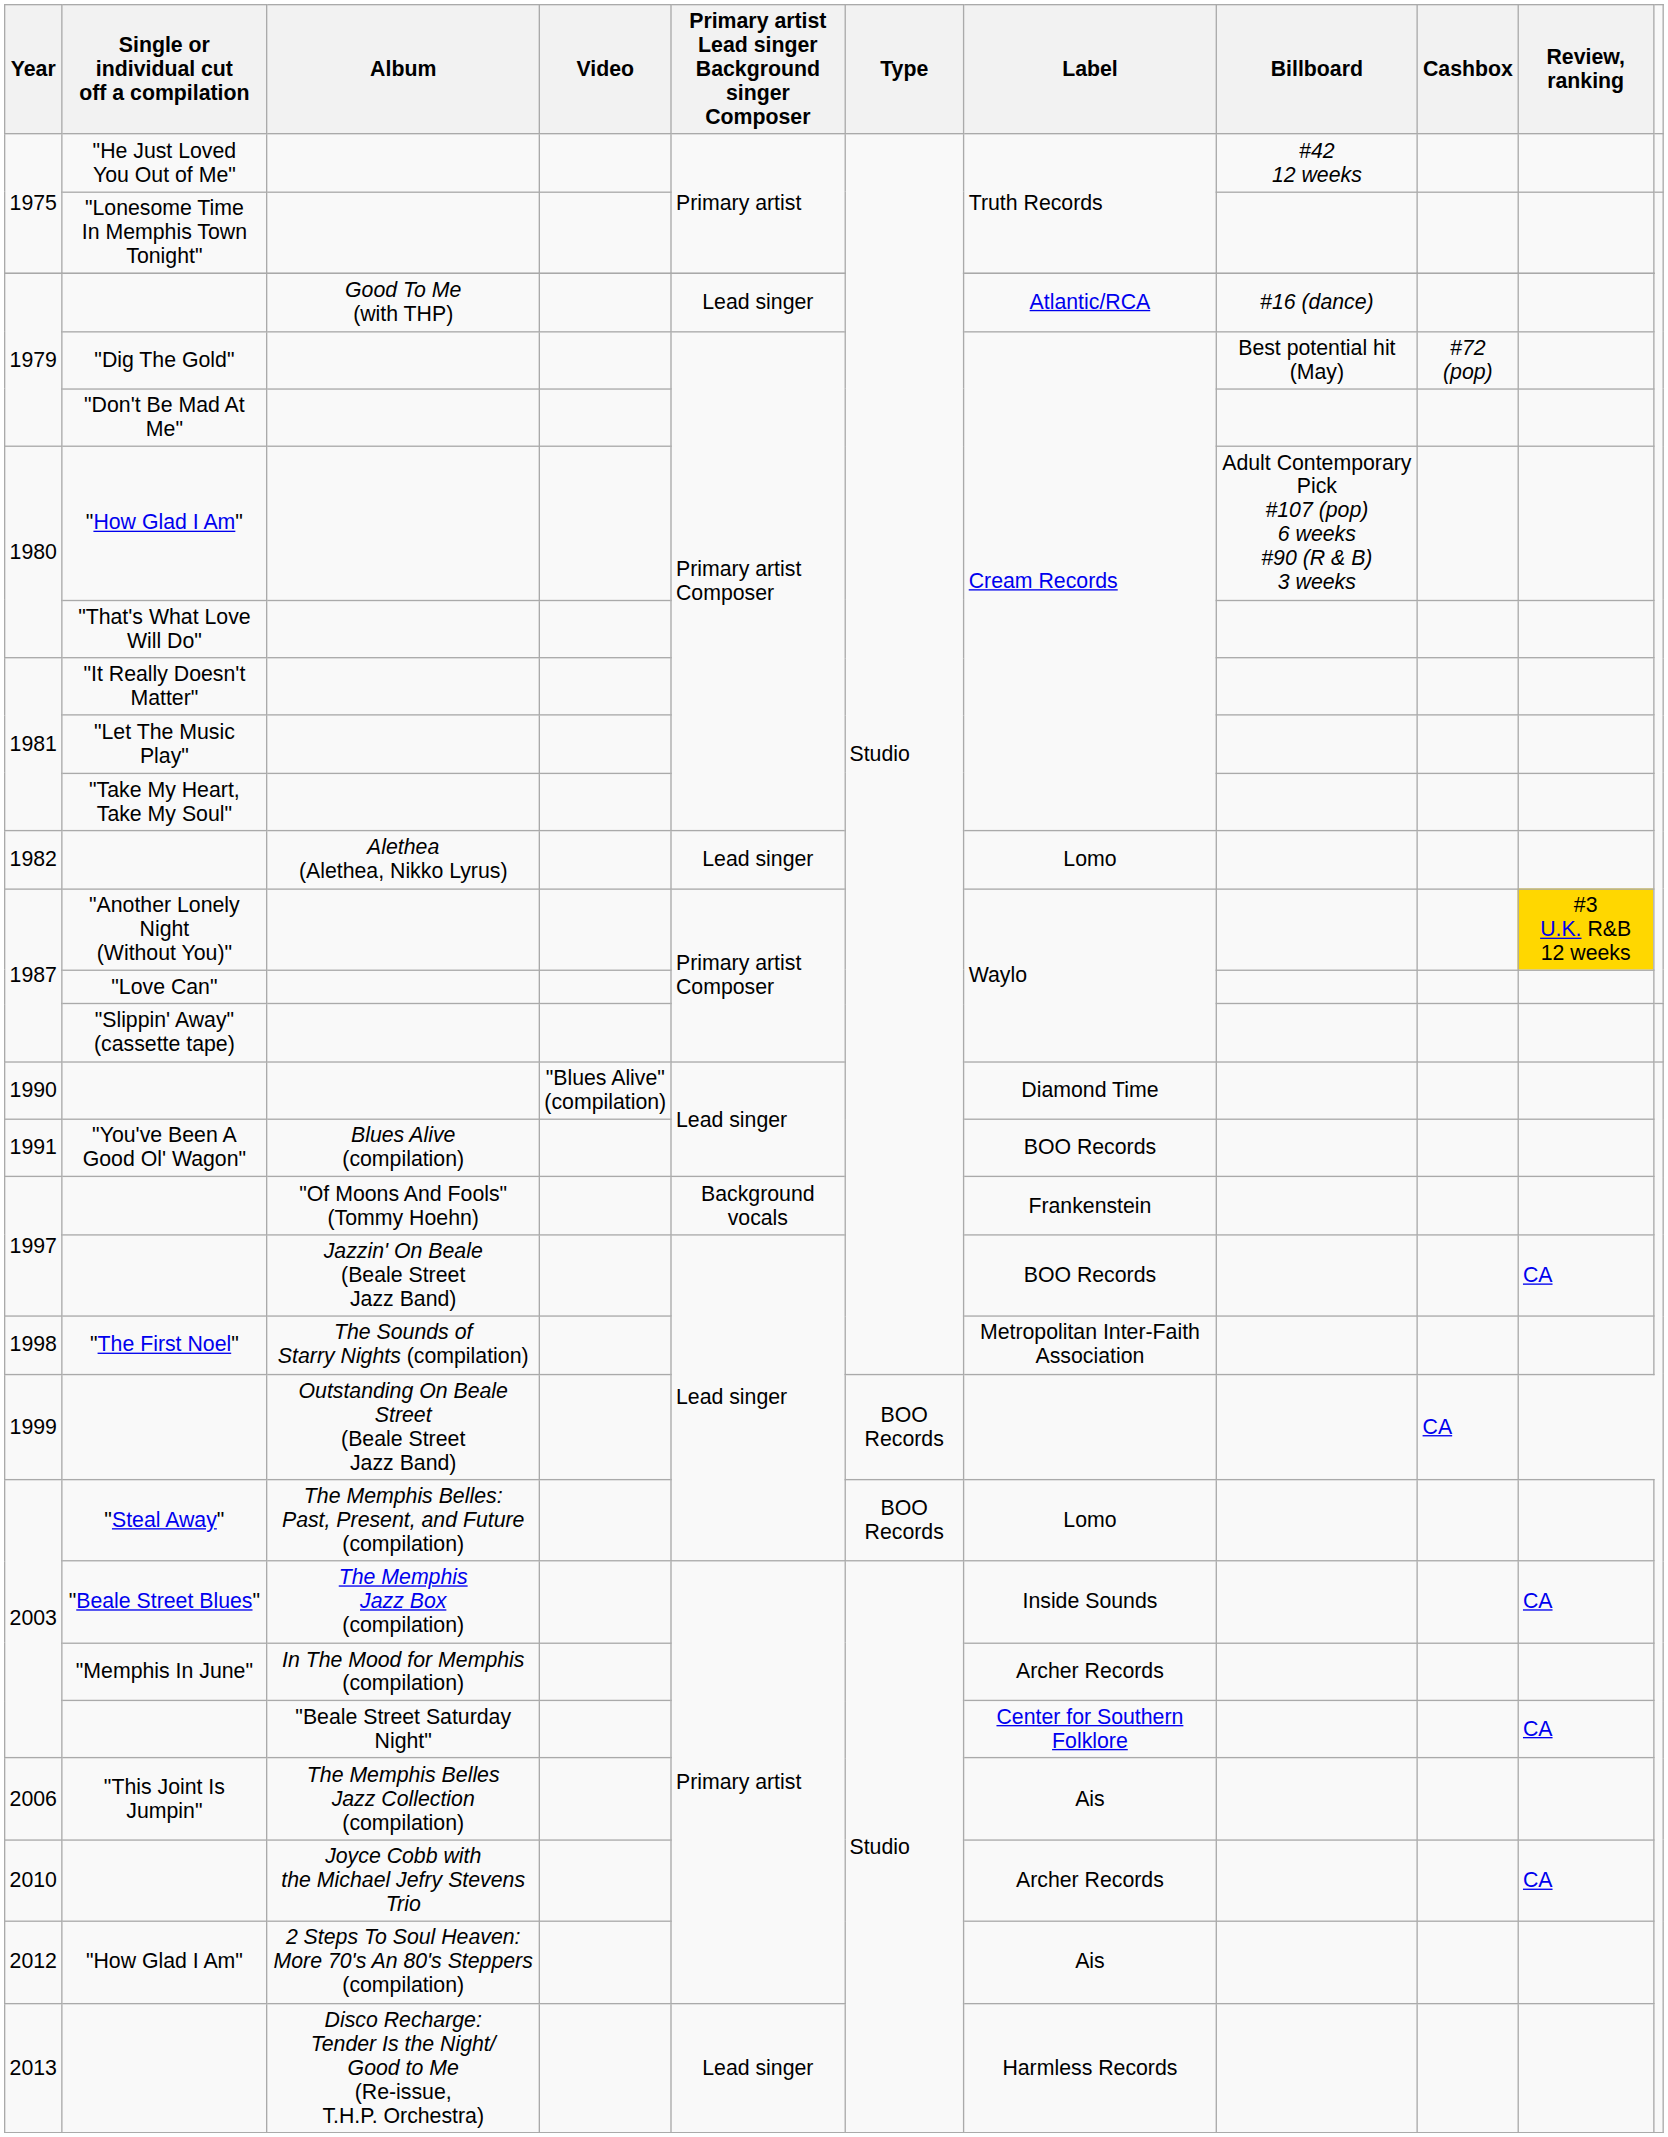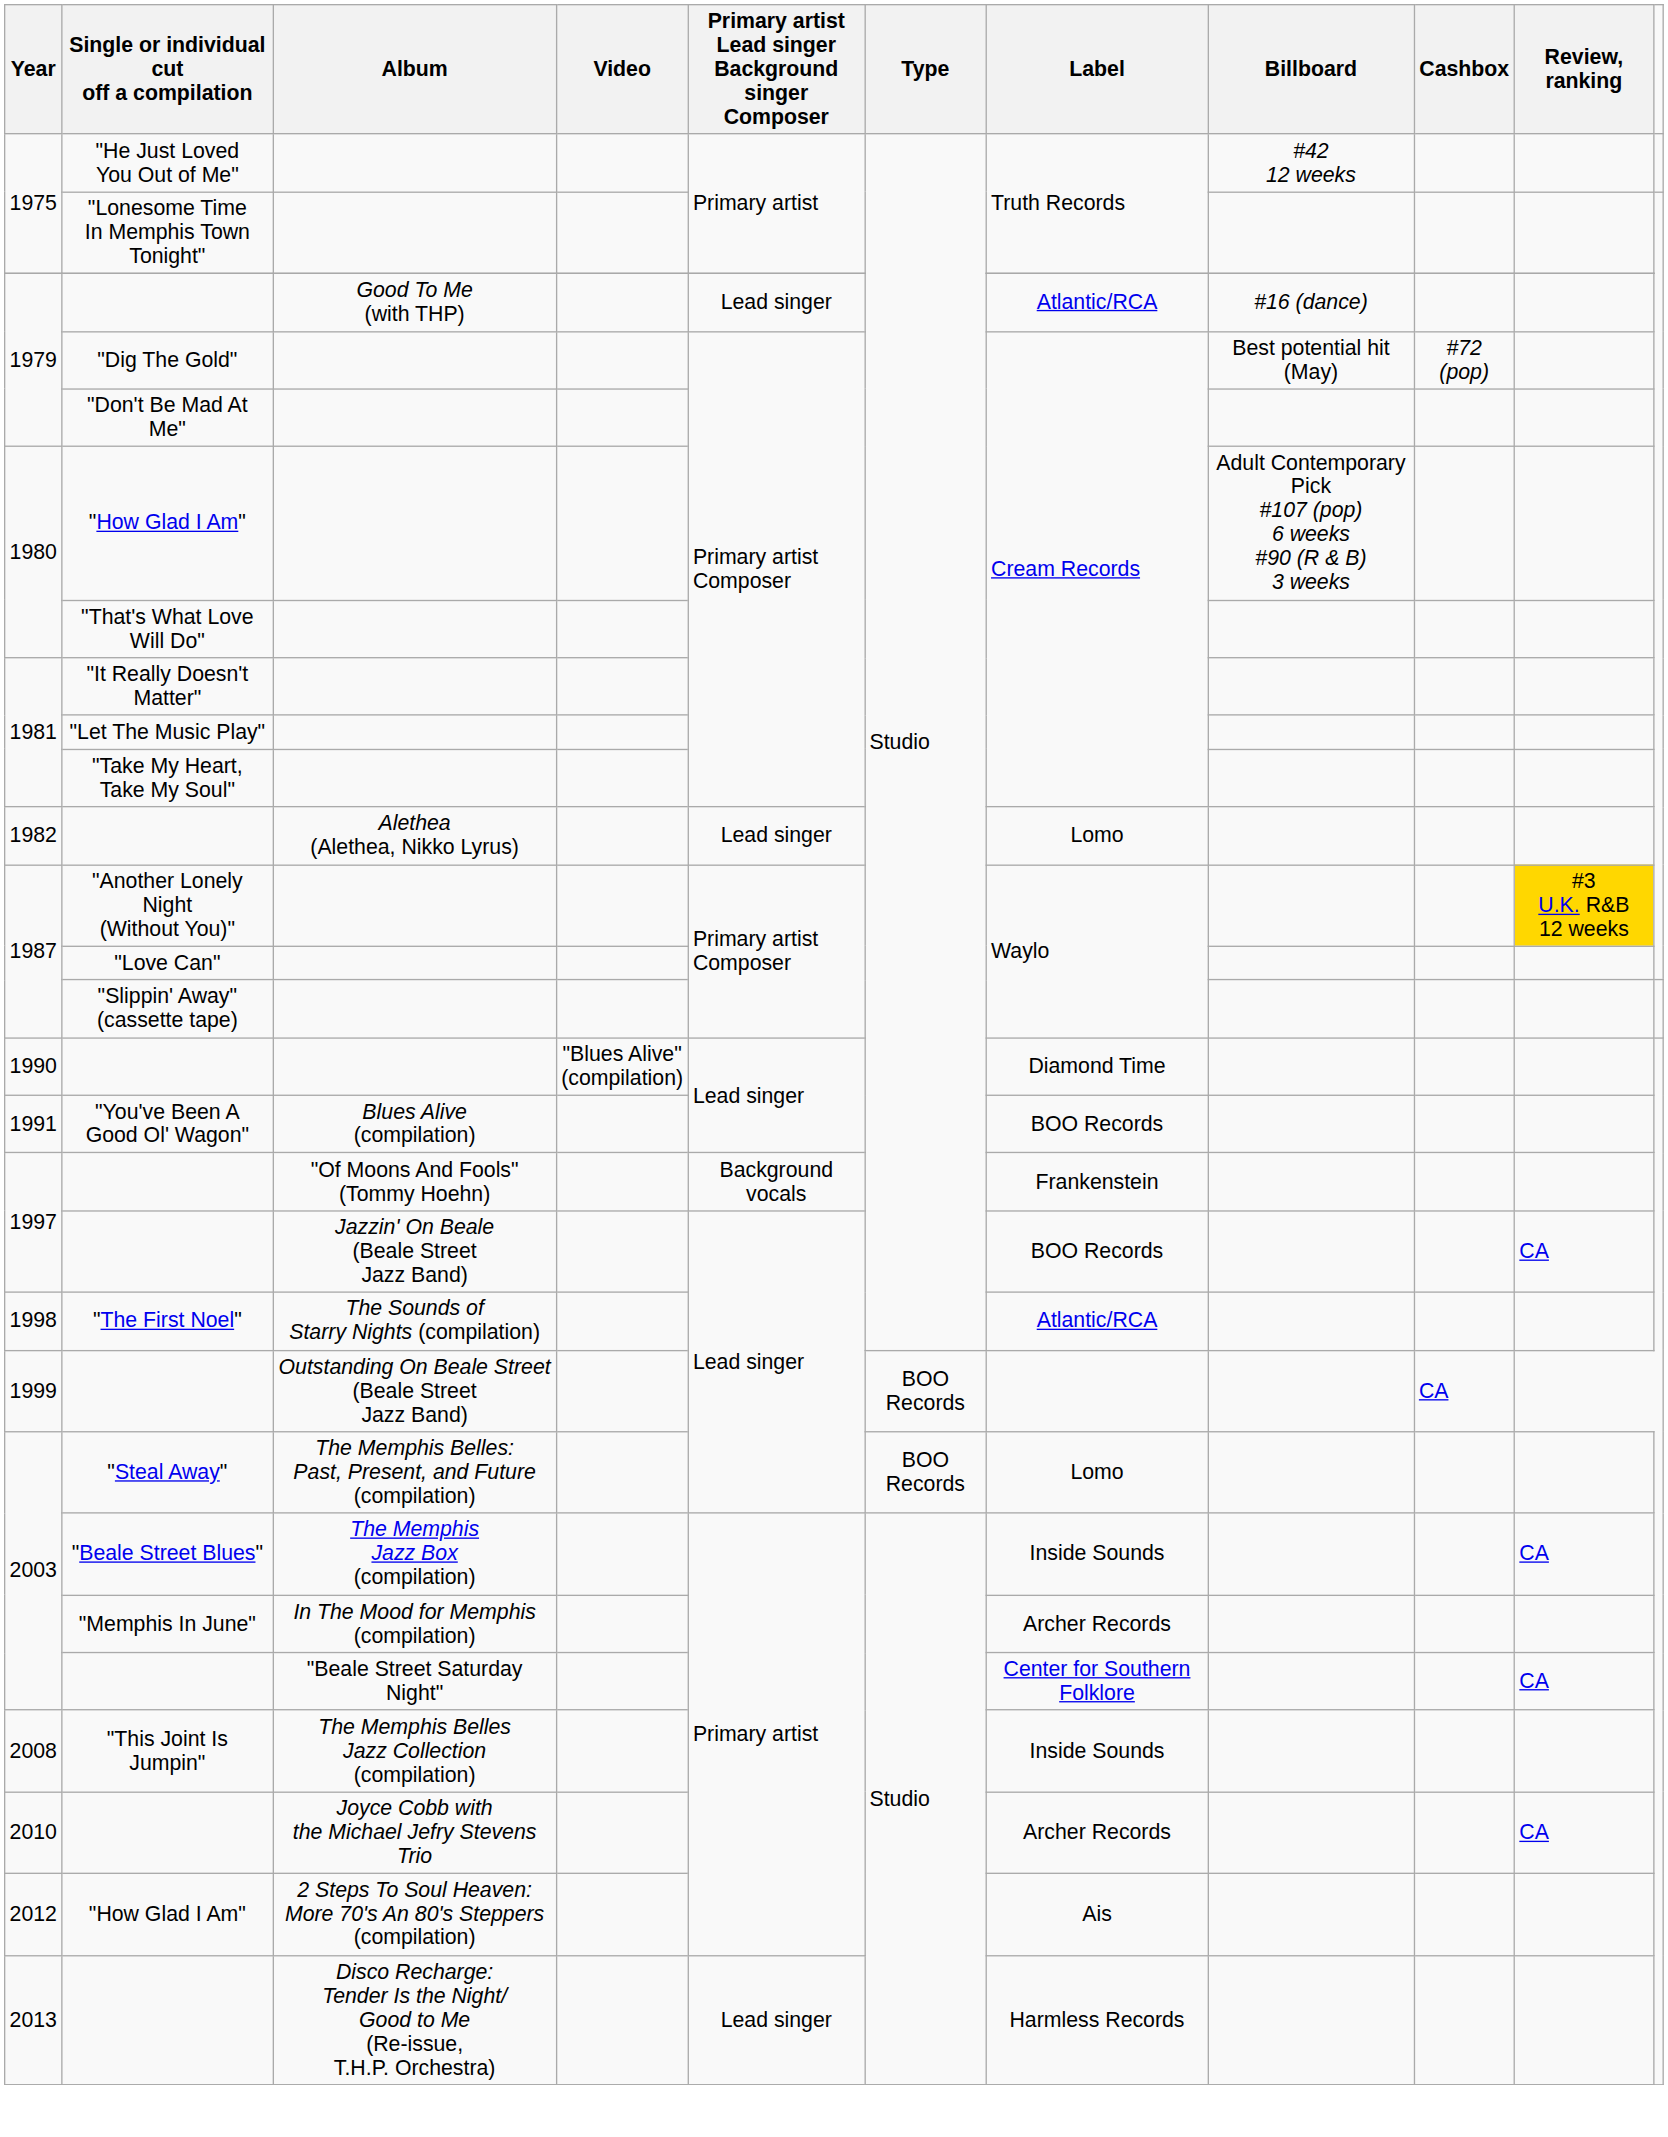(1090, 1344) Metropolitan Inter-Faith Association -> (1097, 1320) Atlantic/RCA
(33, 1798) 2006 -> (33, 1750) 2008
(1090, 1798) Ais -> (1097, 1750) Inside Sounds
